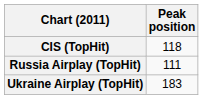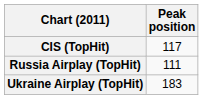(172, 46) 118 -> (172, 46) 117
